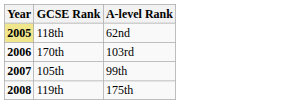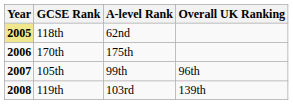+ column: (232, 14)
(120, 52) 103rd -> (120, 52) 175th
(120, 90) 175th -> (120, 90) 103rd
